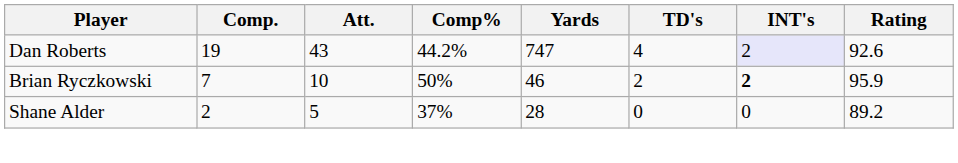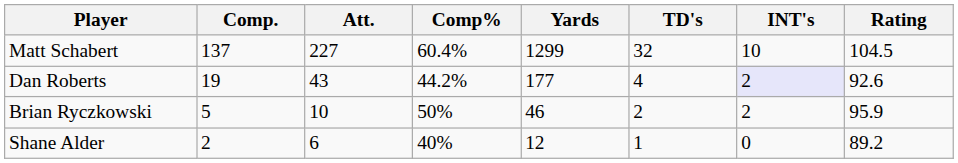+ row: (64, 50)
(540, 50) 747 -> (540, 81) 177
(206, 81) 7 -> (206, 111) 5
(746, 81) bold -> (746, 111) normal
(314, 111) 5 -> (314, 142) 6
(435, 111) 37% -> (435, 142) 40%
(535, 111) 28 -> (535, 142) 12
(638, 111) 0 -> (638, 142) 1
